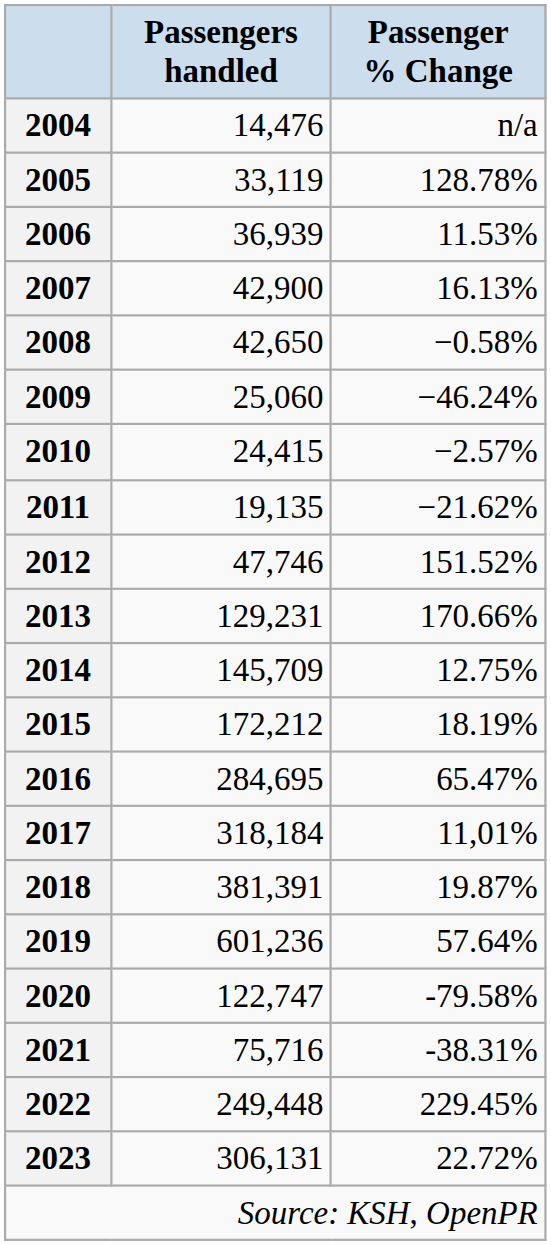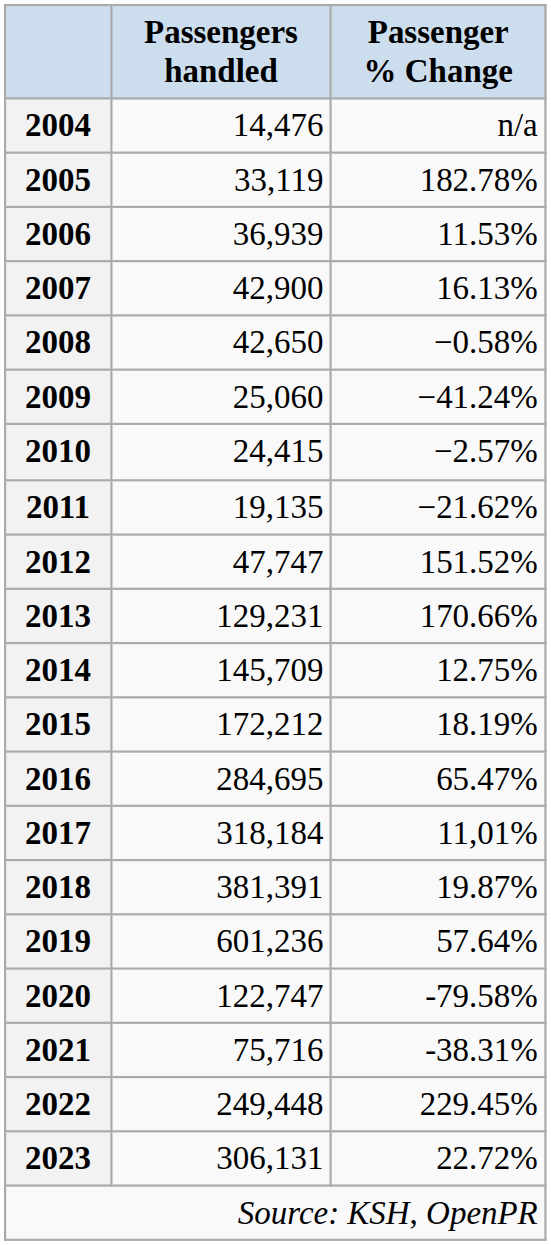(479, 179) 128.78% -> (479, 179) 182.78%
(478, 397) −46.24% -> (478, 397) −41.24%
(278, 560) 47,746 -> (278, 560) 47,747
